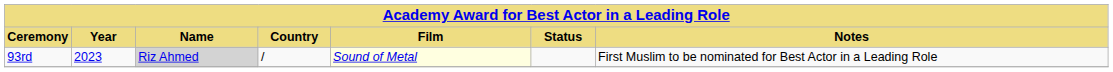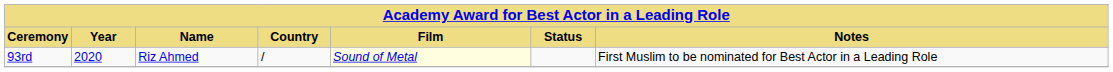(88, 57) 2023 -> (88, 57) 2020
(168, 57) lightgrey background -> (168, 57) no background
